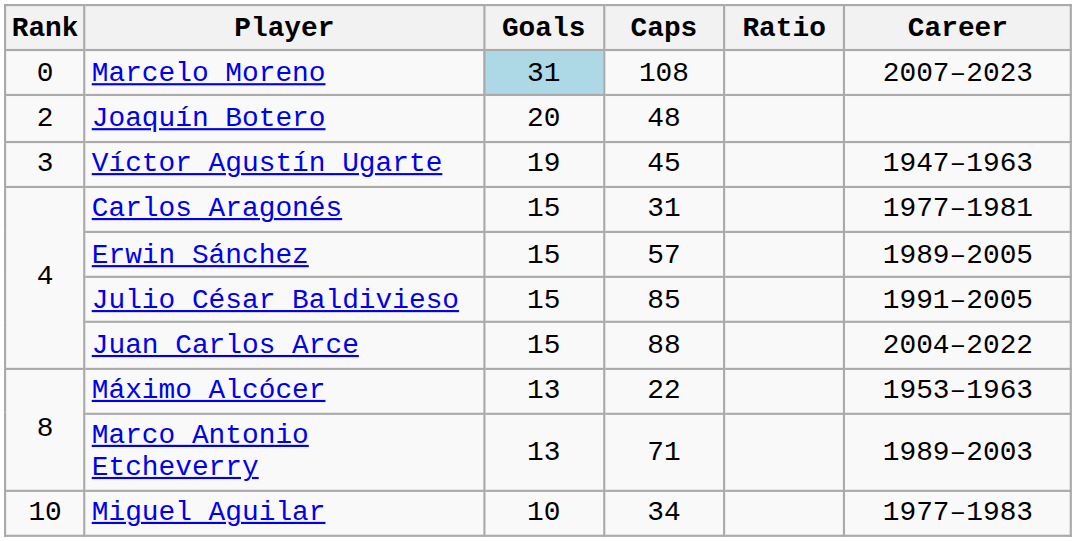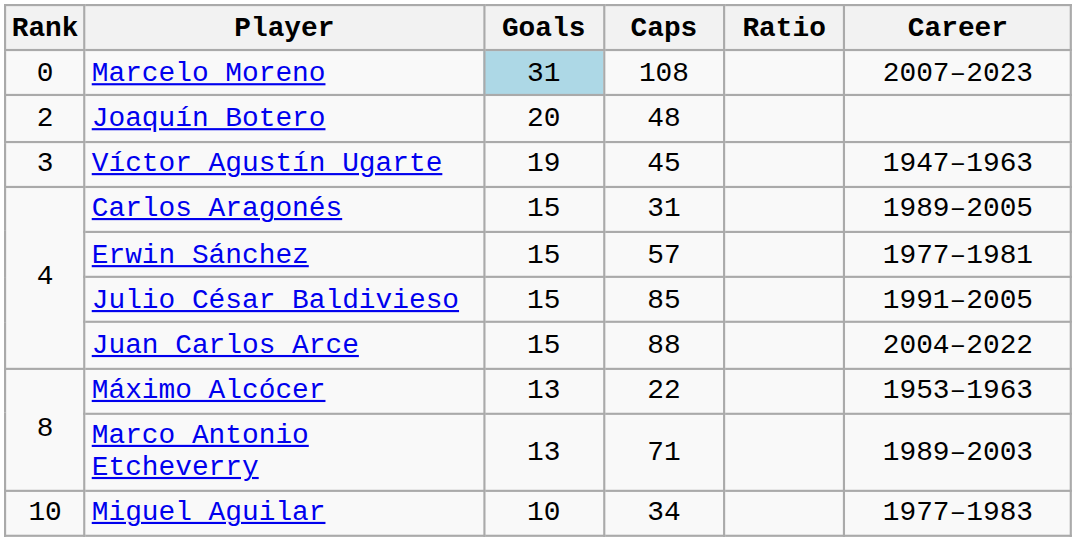(958, 209) 1977–1981 -> (958, 209) 1989–2005
(958, 254) 1989–2005 -> (958, 254) 1977–1981
